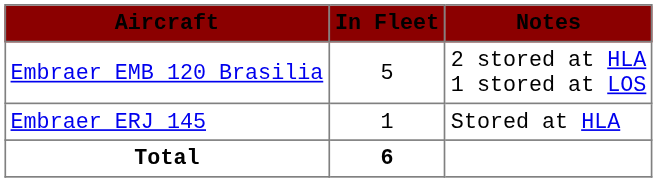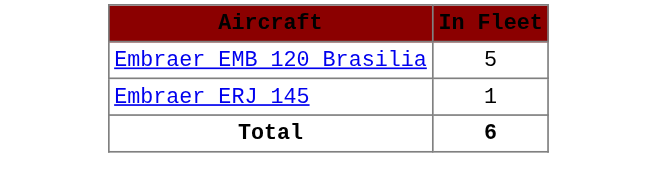- column: (549, 23)
